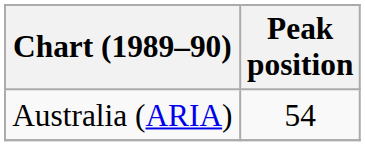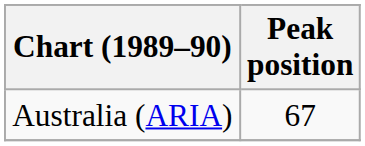(300, 114) 54 -> (300, 114) 67
